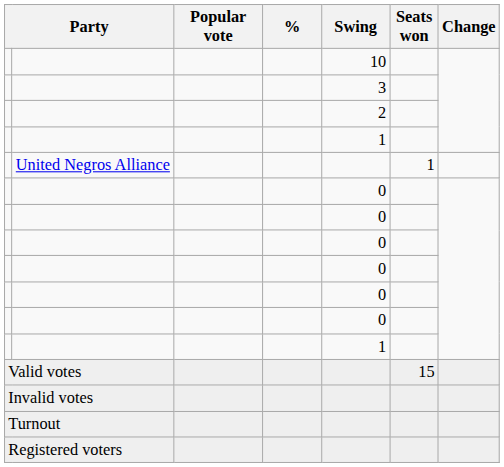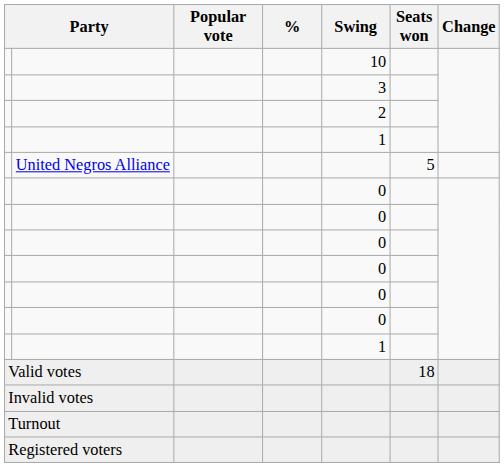(431, 165) 1 -> (431, 165) 5
(426, 372) 15 -> (426, 372) 18
